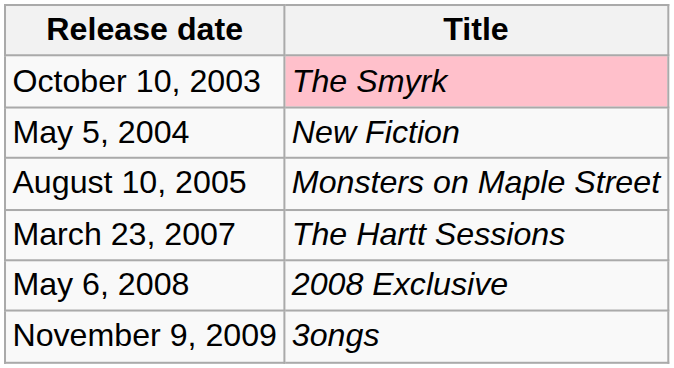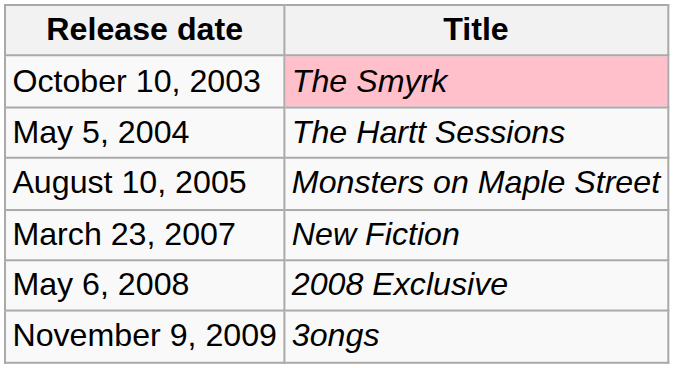(376, 132) New Fiction -> (429, 132) The Hartt Sessions
(429, 234) The Hartt Sessions -> (376, 234) New Fiction
